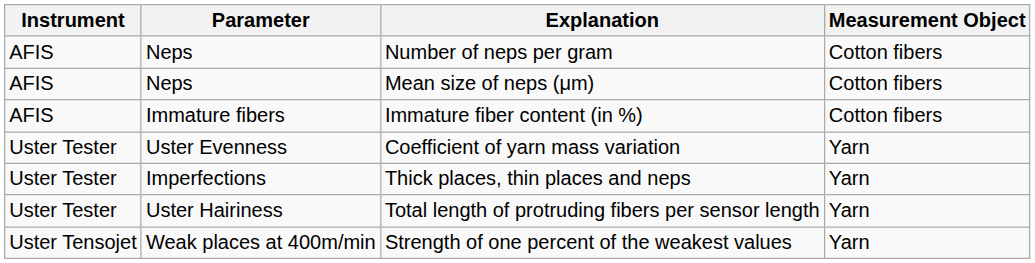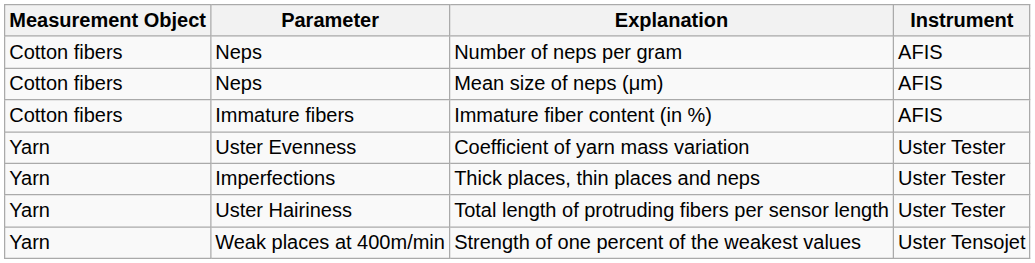columns swapped: (927, 20) <-> (73, 20)
